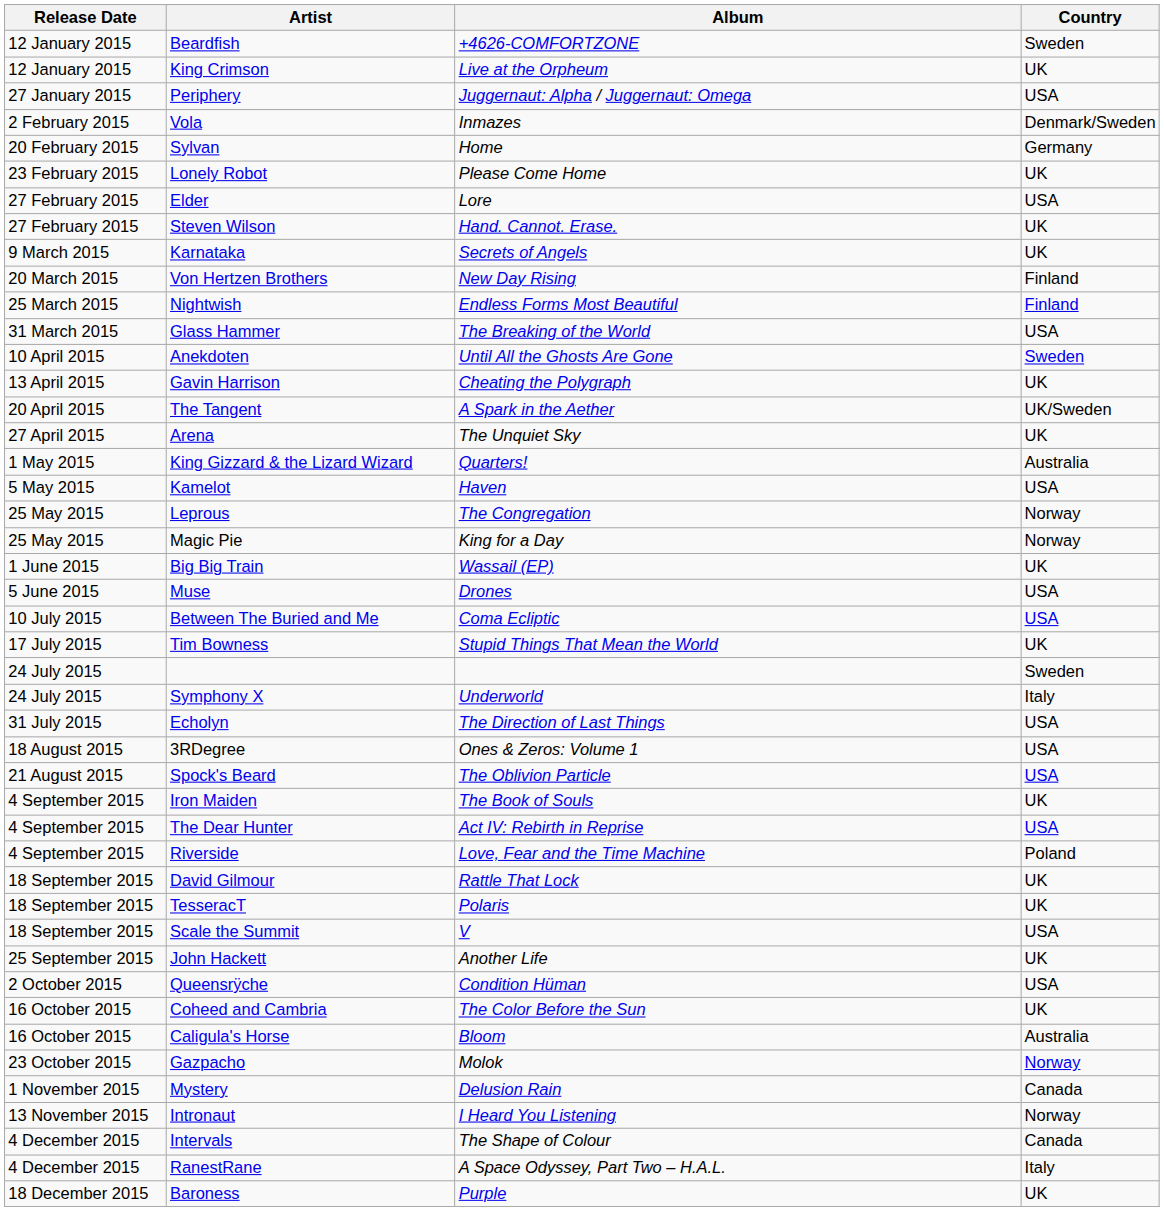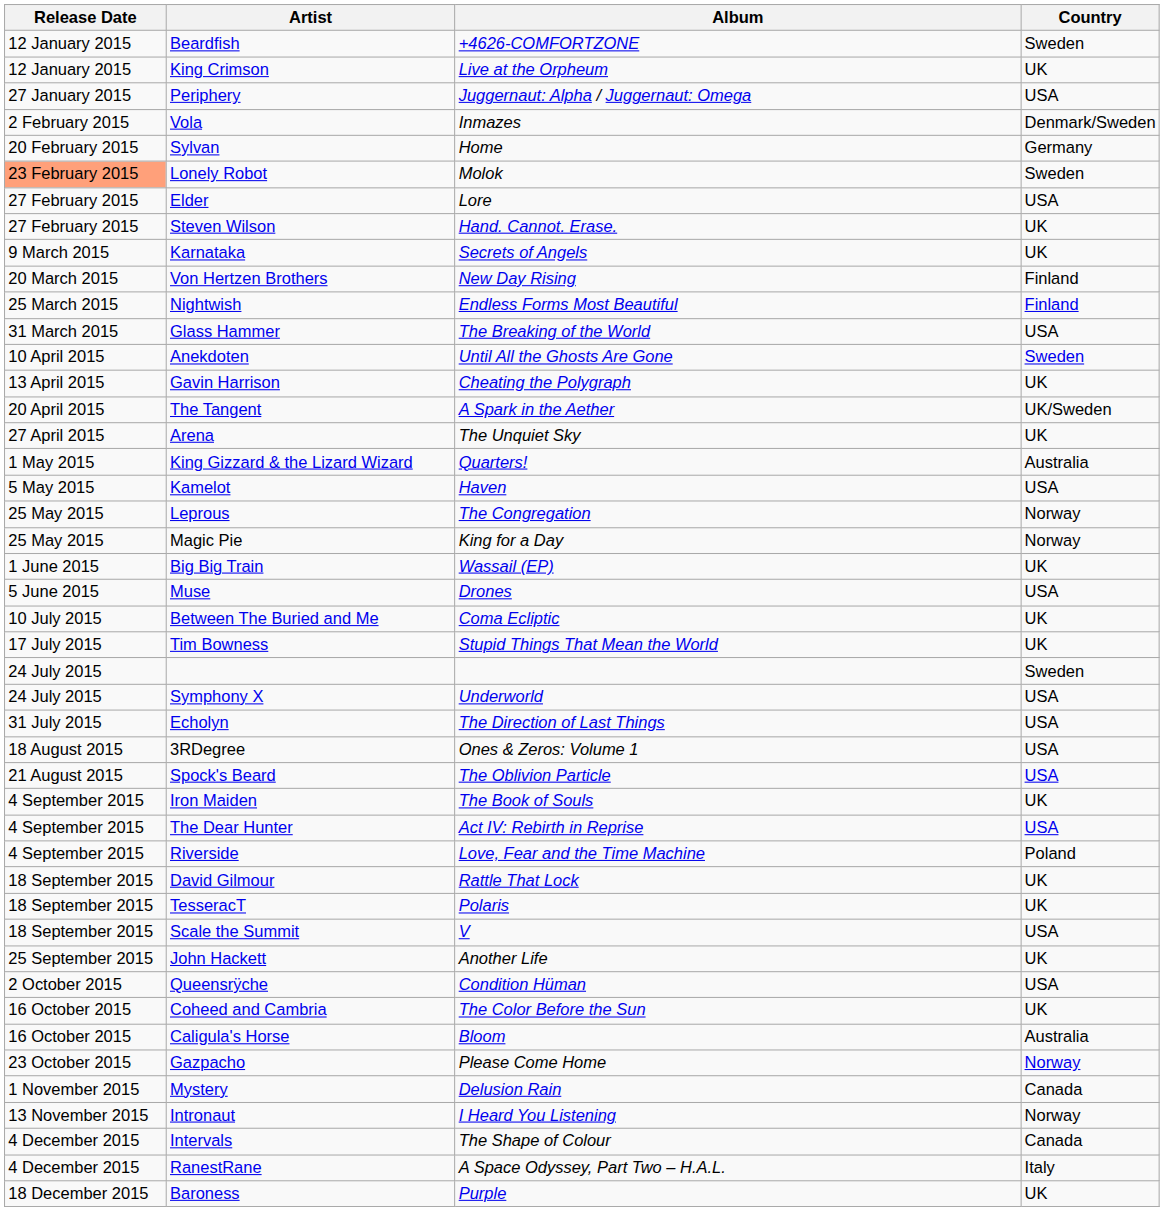(73, 174) no background -> (73, 174) lightsalmon background
(532, 174) Please Come Home -> (481, 174) Molok
(1036, 174) UK -> (1054, 174) Sweden
(1042, 618) USA -> (1036, 618) UK
(1040, 697) Italy -> (1042, 697) USA
(481, 1063) Molok -> (532, 1063) Please Come Home
